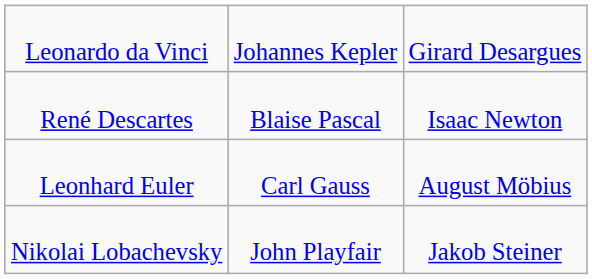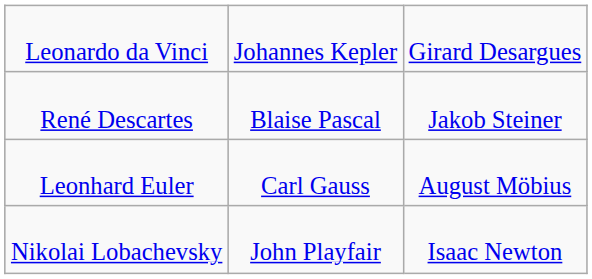(495, 119) Isaac Newton -> (495, 119) Jakob Steiner
(495, 252) Jakob Steiner -> (495, 252) Isaac Newton
